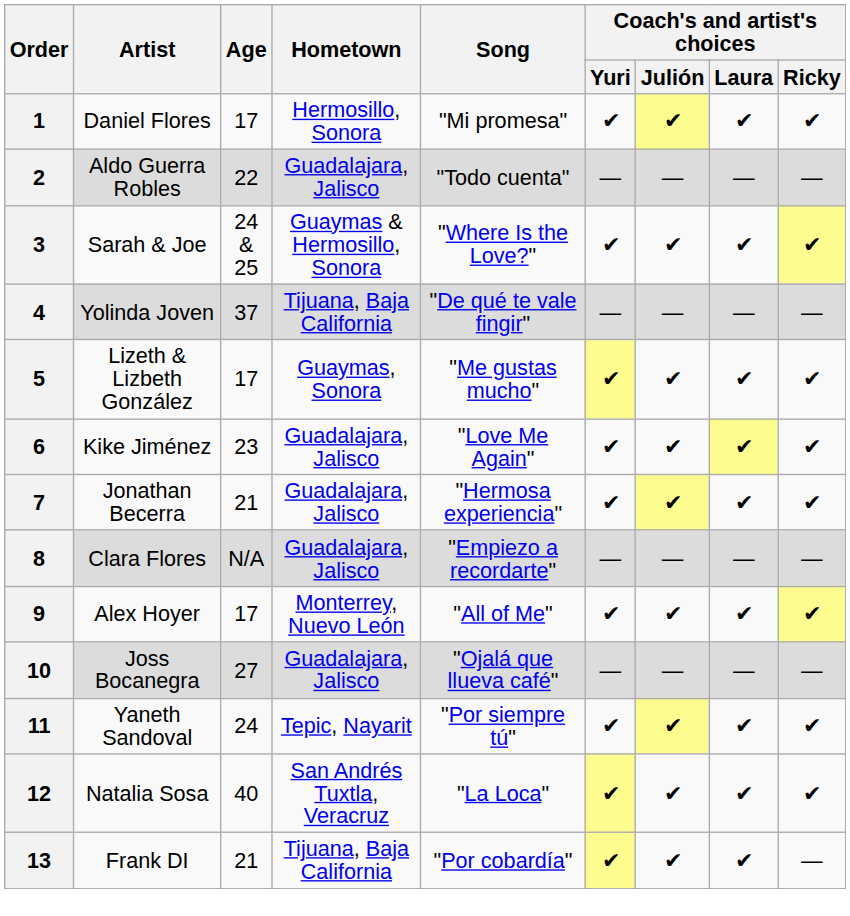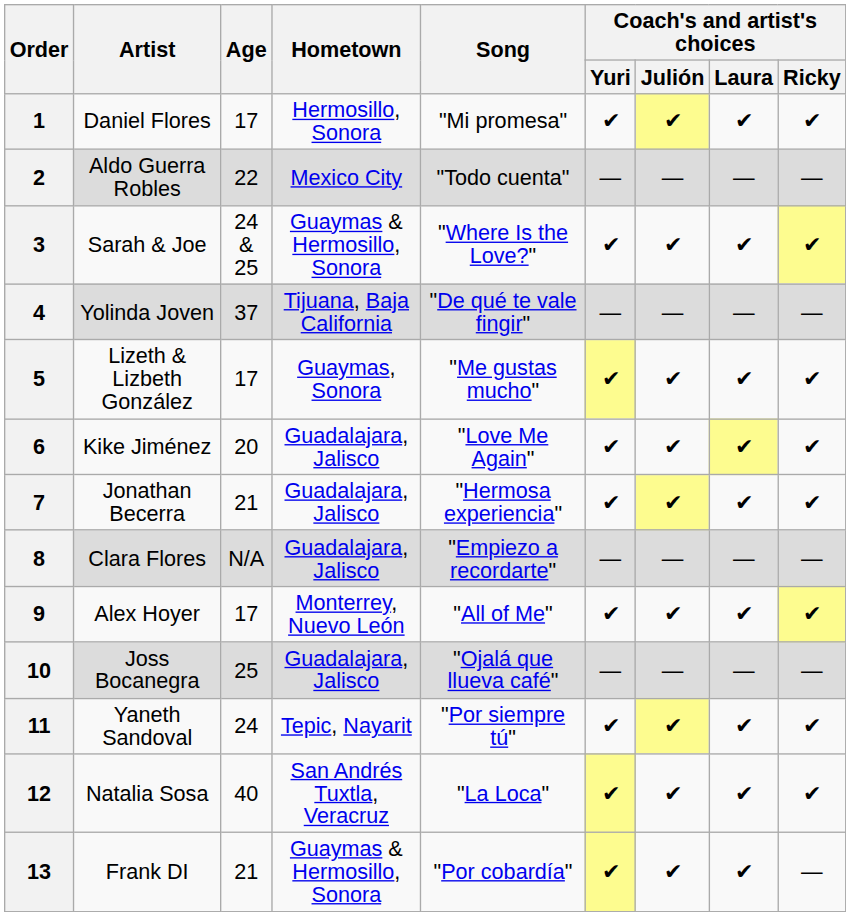(346, 177) Guadalajara, Jalisco -> (346, 177) Mexico City
(246, 447) 23 -> (246, 447) 20
(246, 670) 27 -> (246, 670) 25
(346, 860) Tijuana, Baja California -> (346, 872) Guaymas & Hermosillo, Sonora
